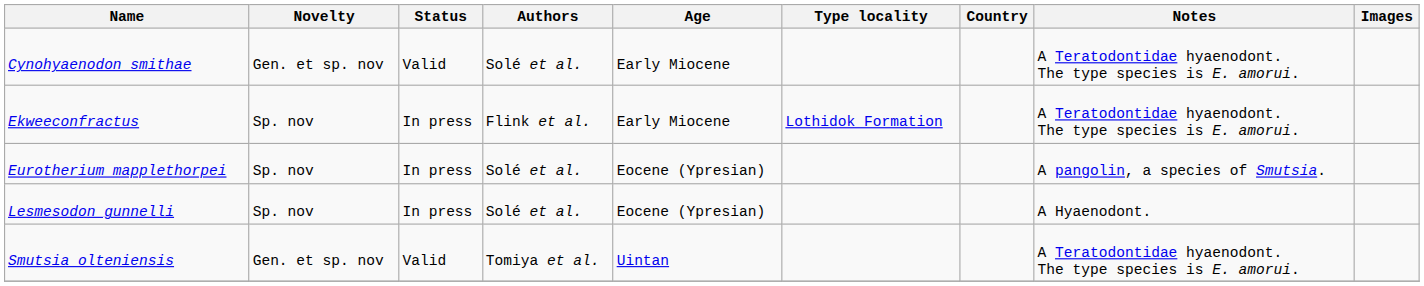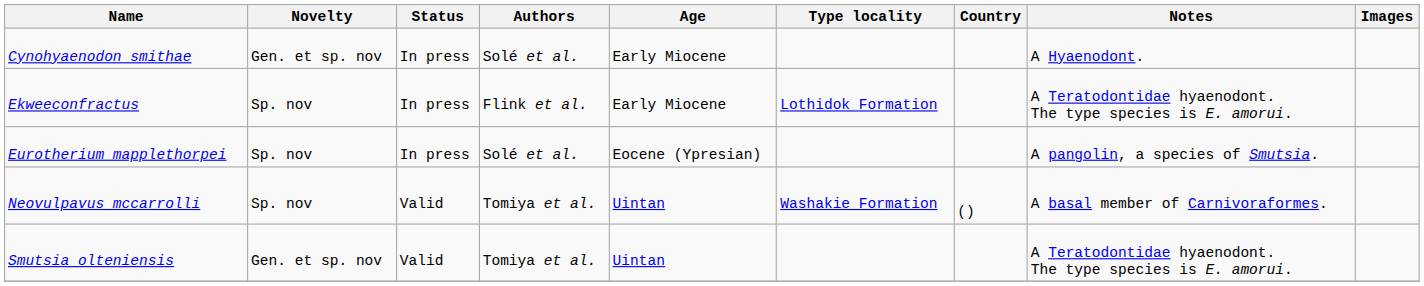(424, 65) Valid -> (435, 57) In press
(1169, 65) A Teratodontidae hyaenodont. The type species is E. amorui. -> (1087, 57) A Hyaenodont.
- row: (91, 212)
+ row: (104, 204)
